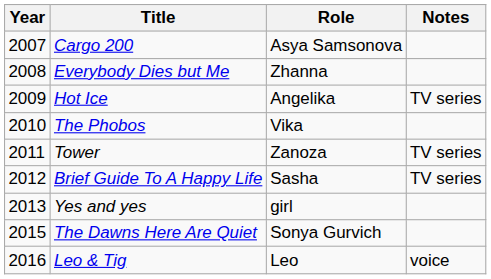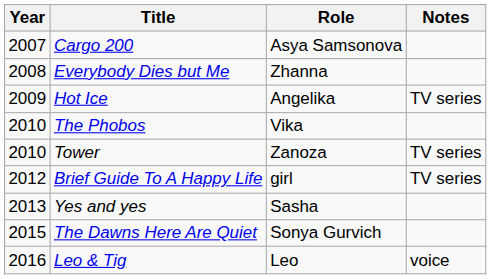(27, 152) 2011 -> (27, 152) 2010
(294, 179) Sasha -> (281, 179) girl
(281, 206) girl -> (294, 206) Sasha
